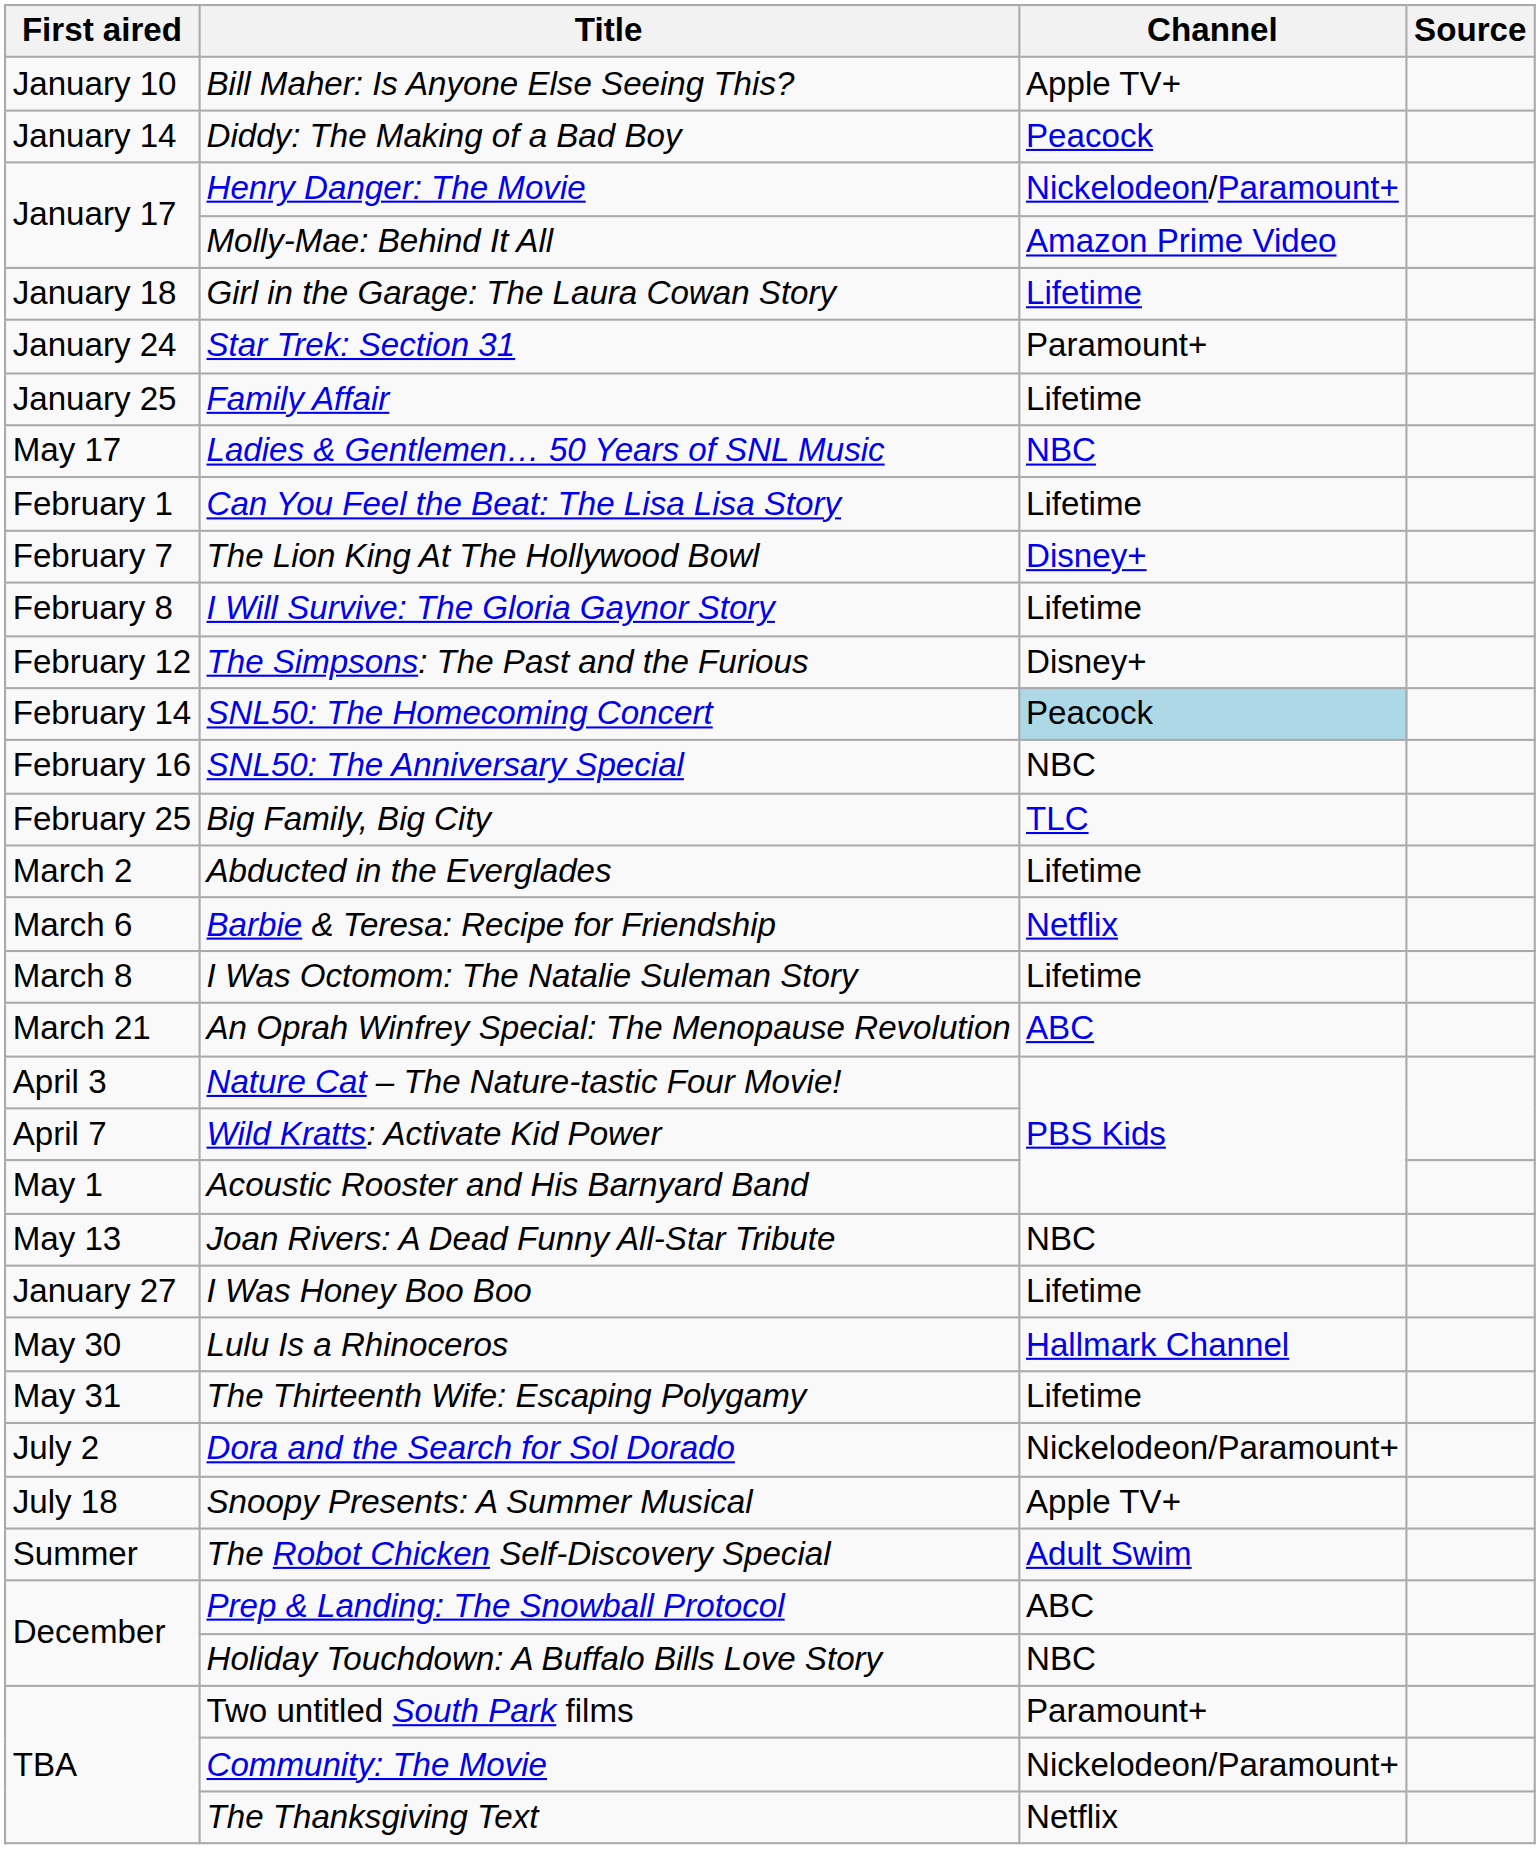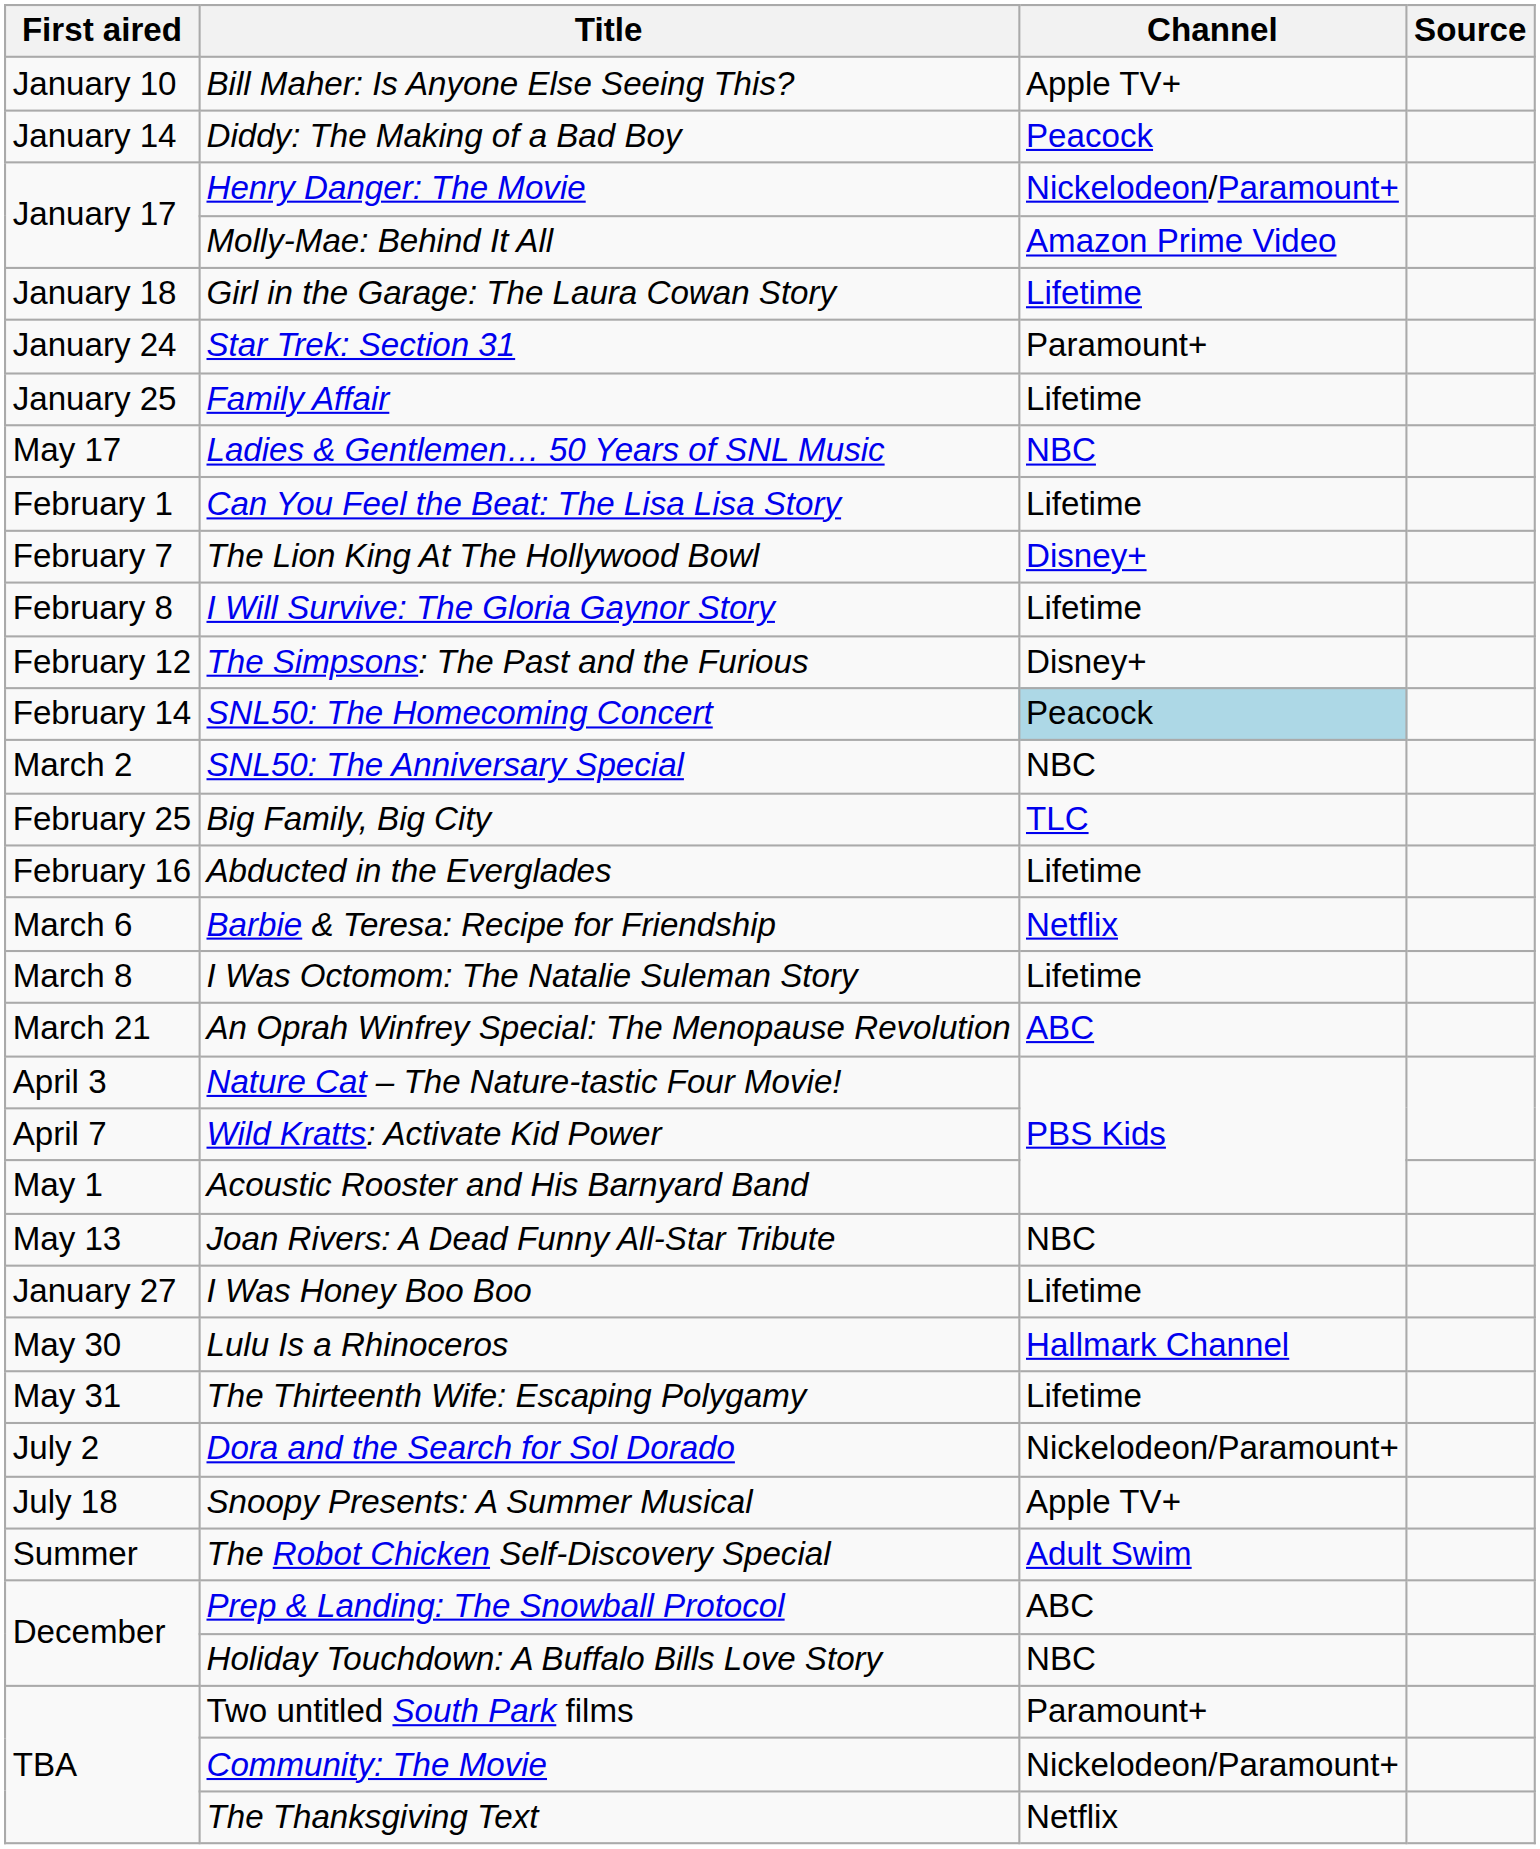(102, 766) February 16 -> (72, 766) March 2
(72, 871) March 2 -> (102, 871) February 16
